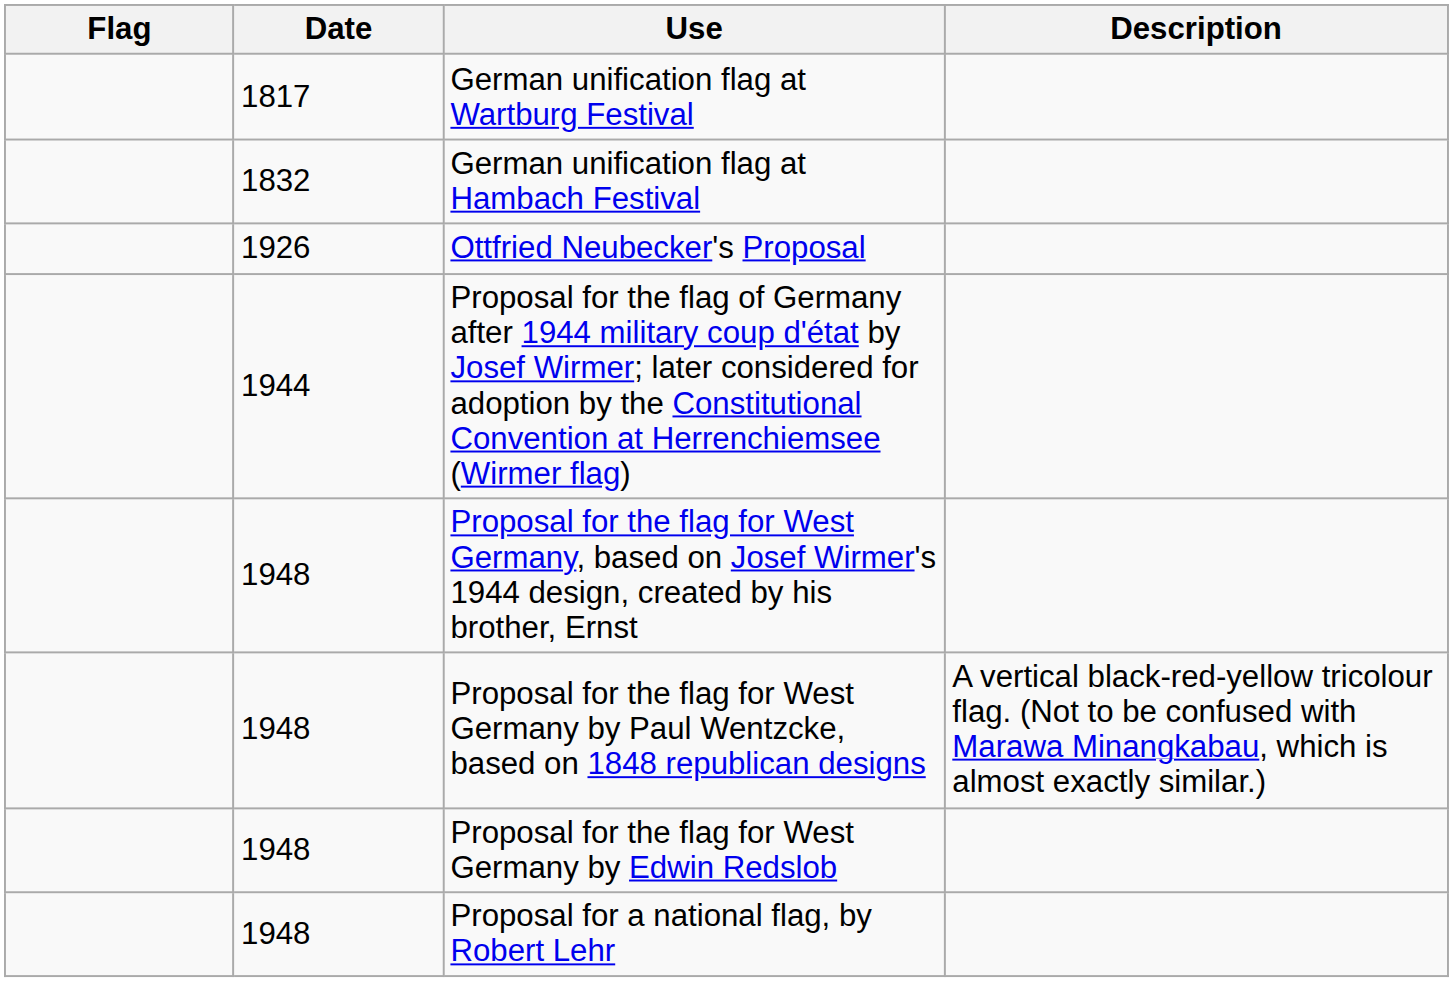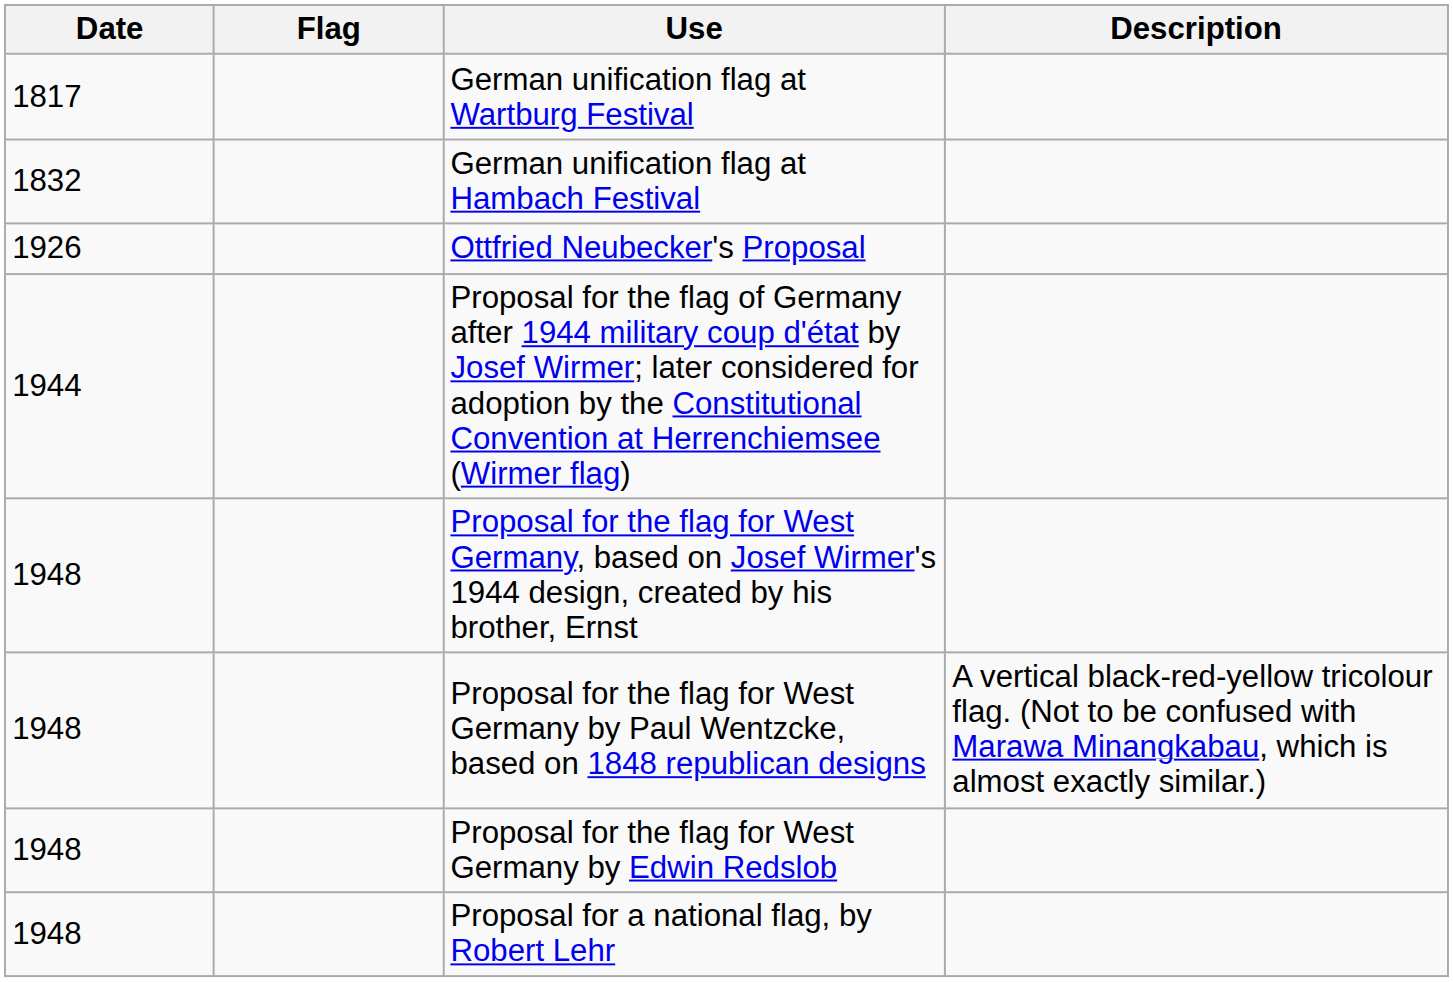columns swapped: (119, 29) <-> (339, 29)
